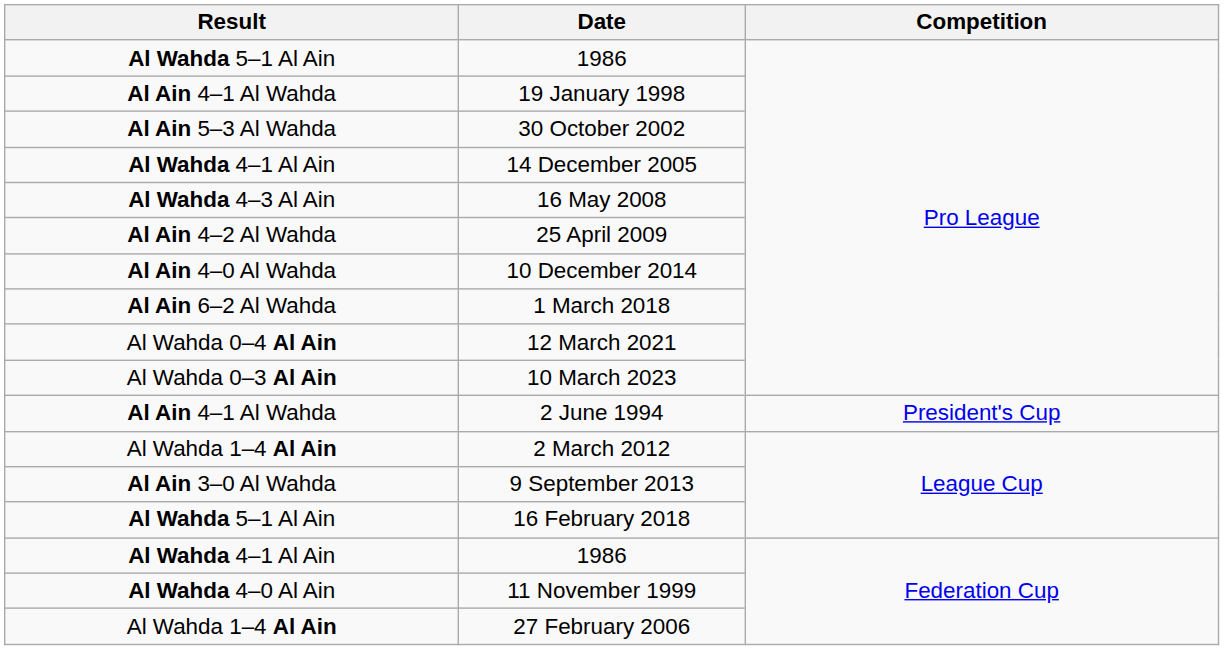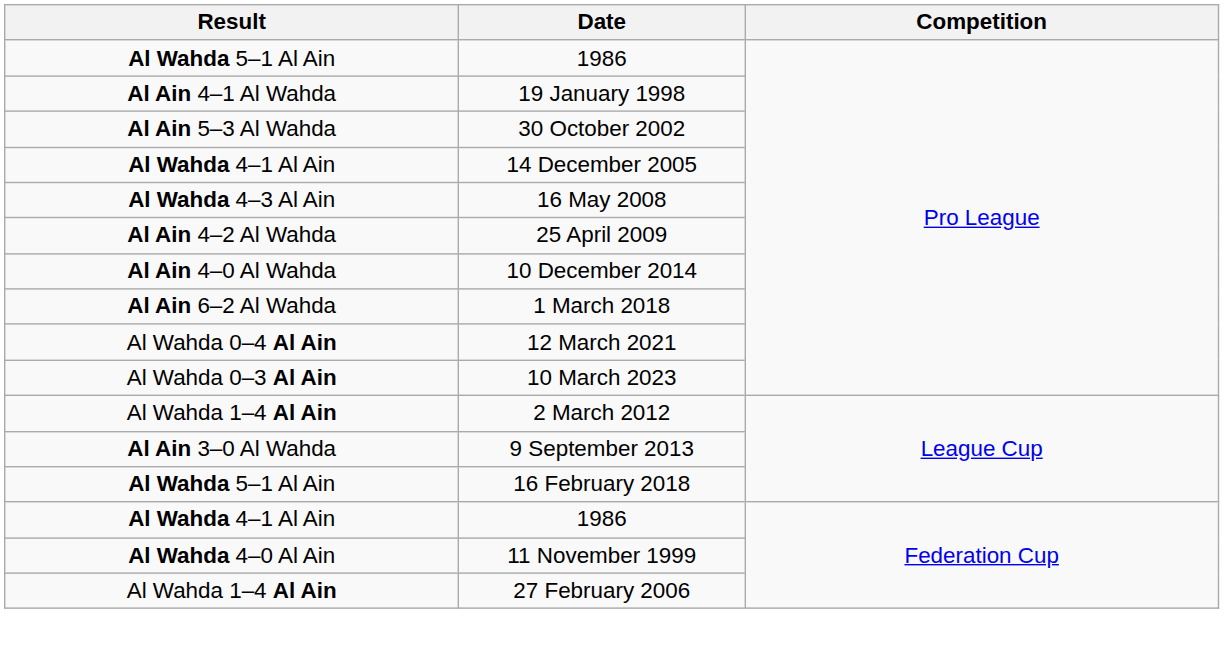- row: (232, 413)
